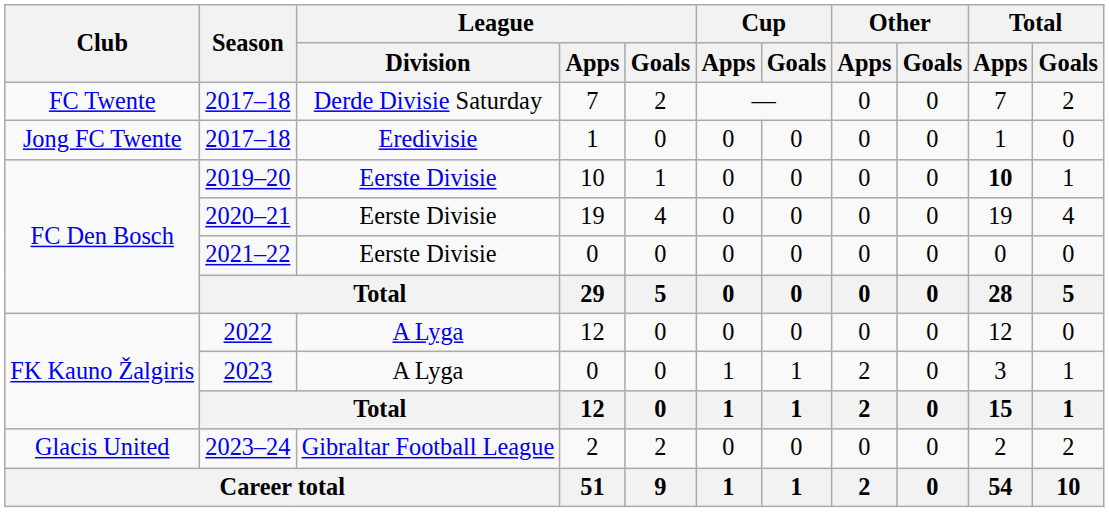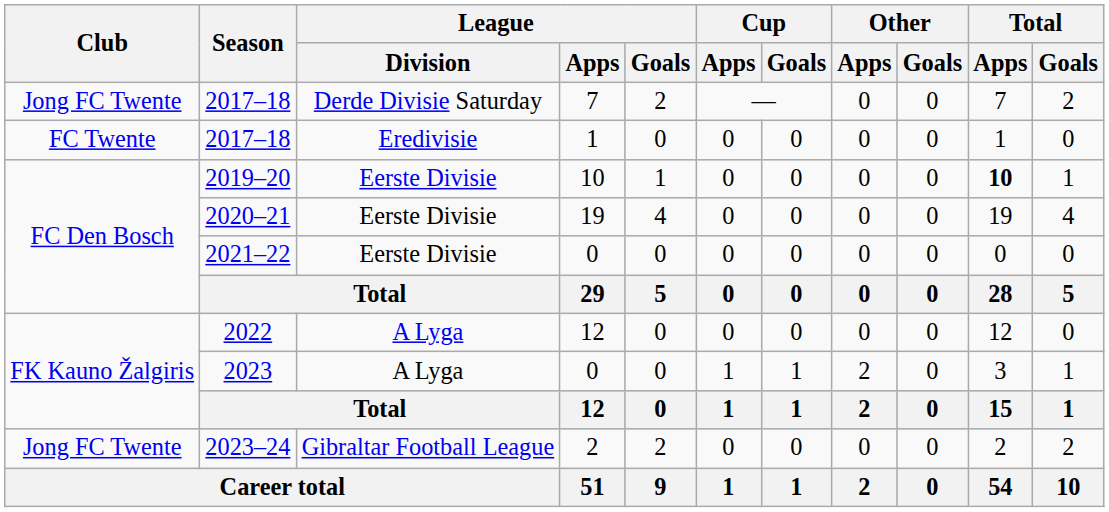(102, 100) FC Twente -> (102, 100) Jong FC Twente
(102, 139) Jong FC Twente -> (102, 139) FC Twente
(102, 448) Glacis United -> (102, 448) Jong FC Twente
